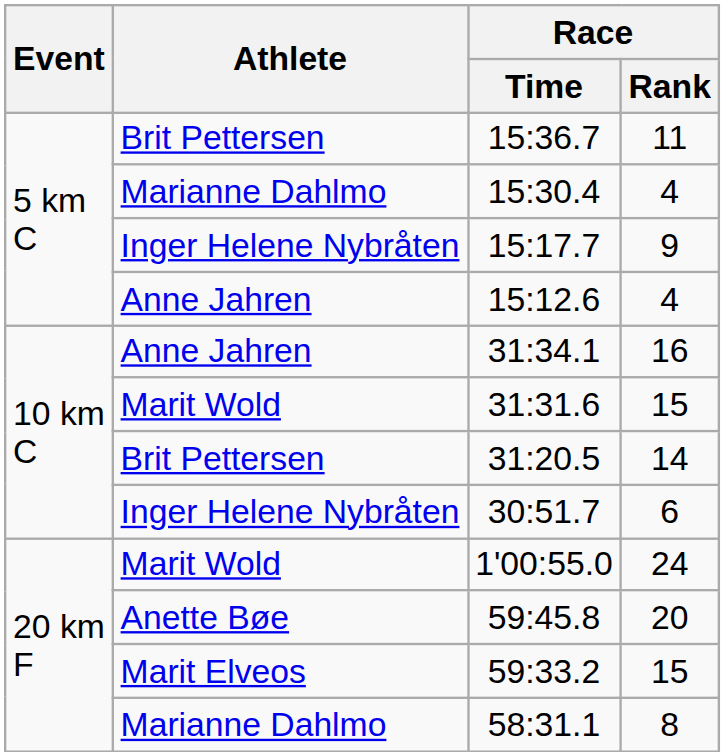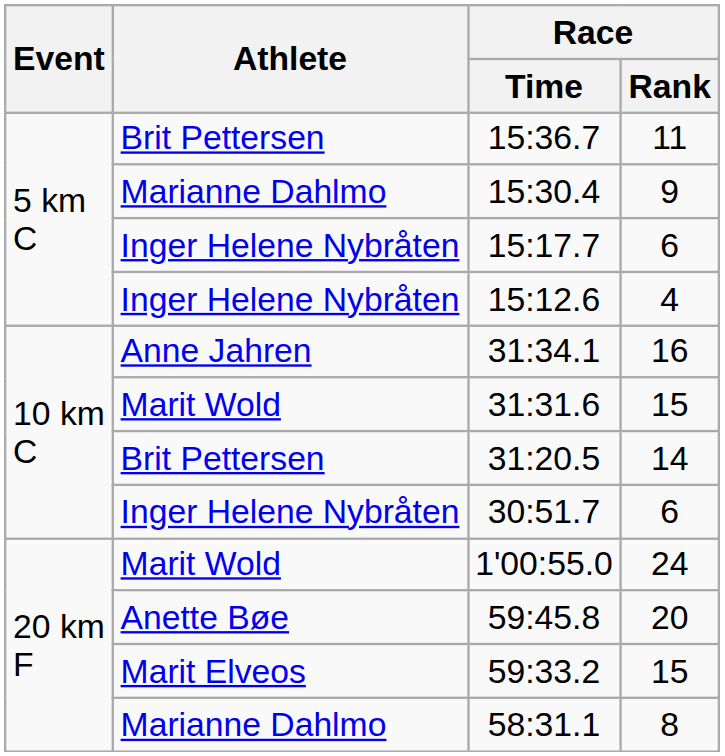(670, 192) 4 -> (670, 192) 9
(670, 245) 9 -> (670, 245) 6
(216, 298) Anne Jahren -> (290, 298) Inger Helene Nybråten
